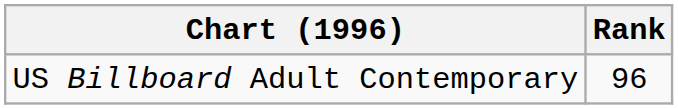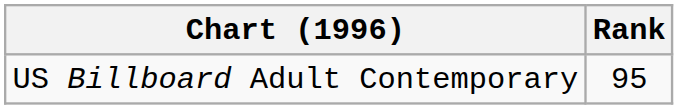(629, 80) 96 -> (629, 80) 95
